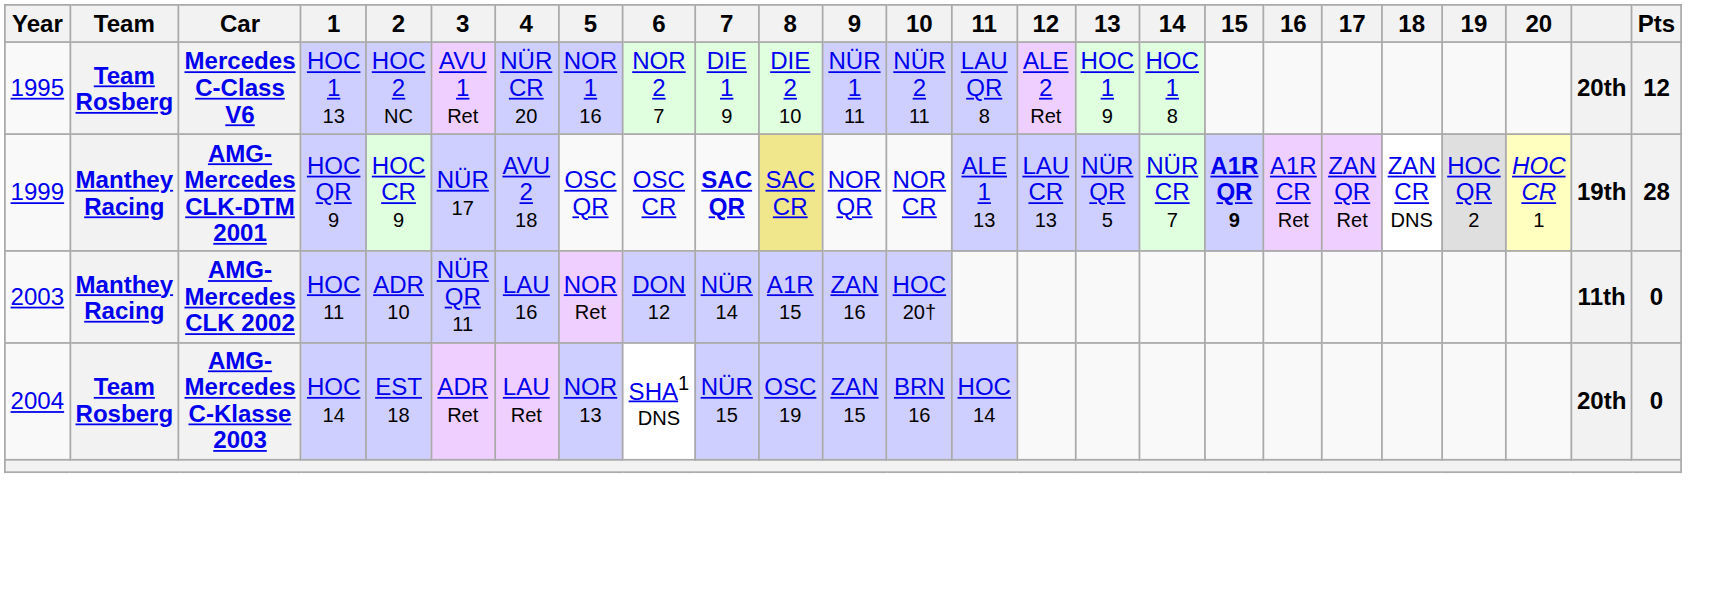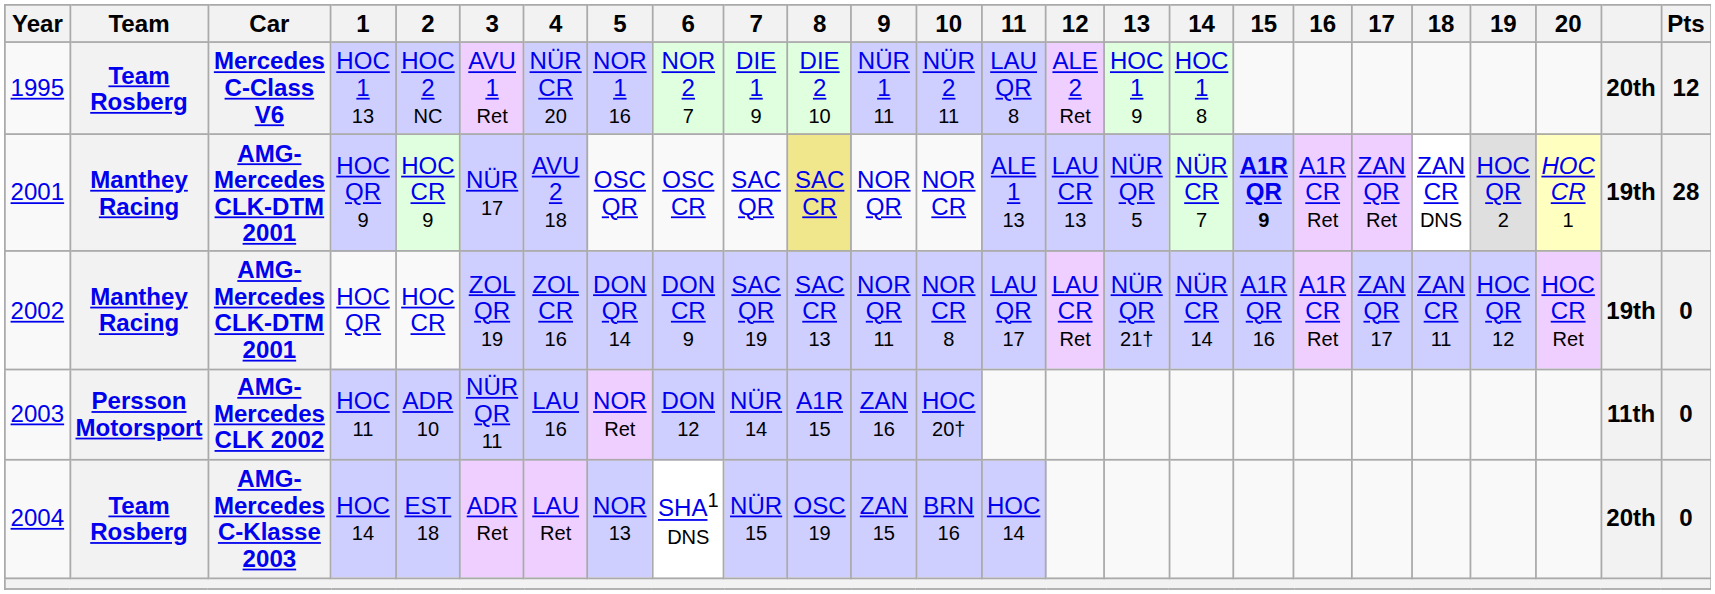(37, 192) 1999 -> (37, 192) 2001
(727, 192) bold -> (756, 192) normal
+ row: (363, 310)
(124, 297) Manthey Racing -> (139, 414) Persson Motorsport
